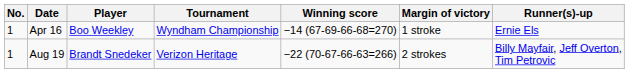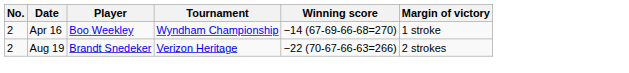- column: (558, 13)
(10, 31) 1 -> (10, 31) 2
(10, 54) 1 -> (10, 48) 2
